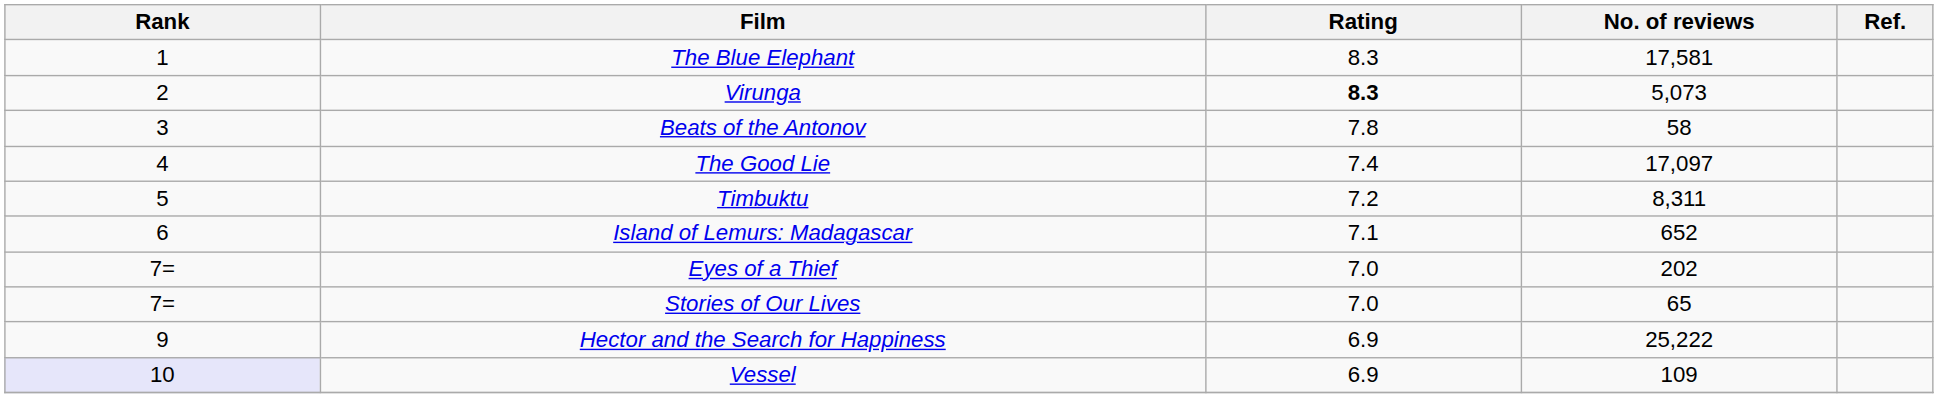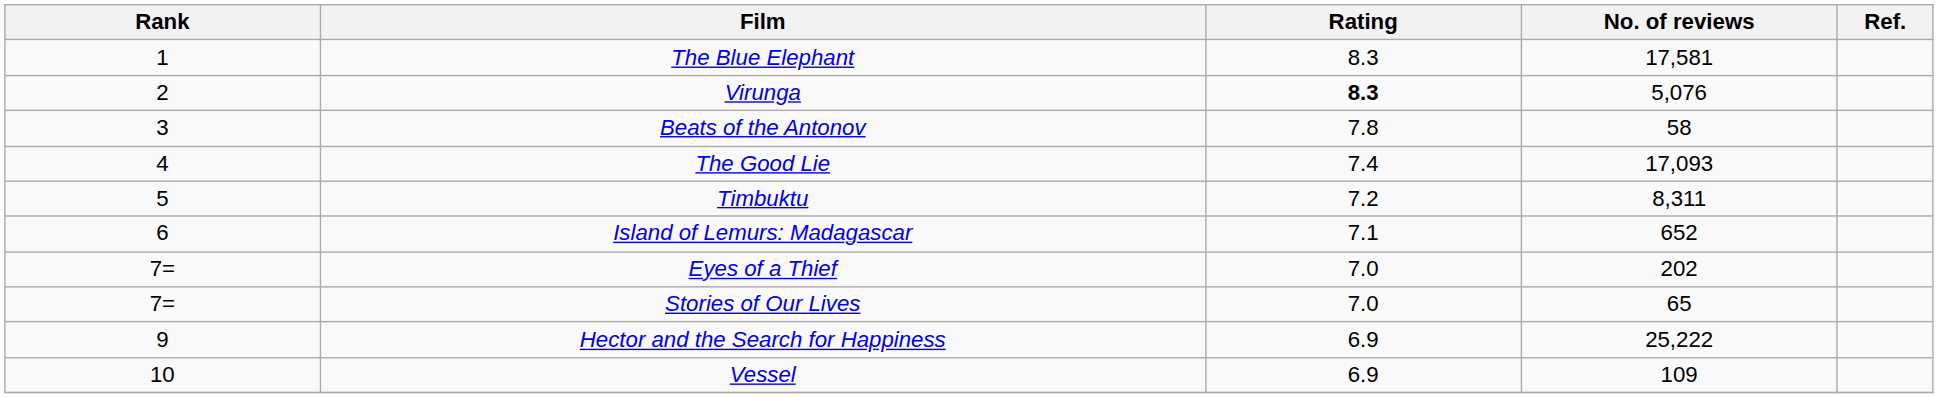(1679, 92) 5,073 -> (1679, 92) 5,076
(1679, 163) 17,097 -> (1679, 163) 17,093
(162, 374) lavender background -> (162, 374) no background
